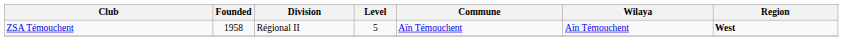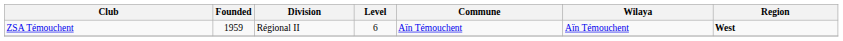(234, 28) 1958 -> (234, 28) 1959
(375, 28) 5 -> (375, 28) 6
